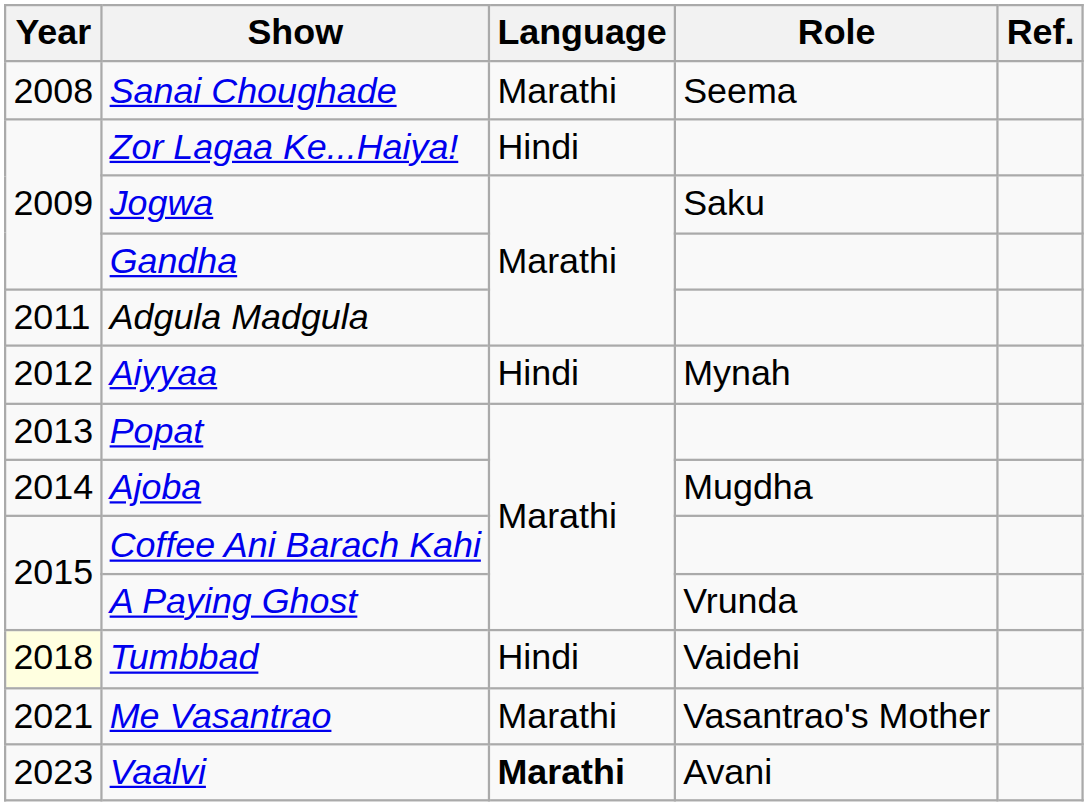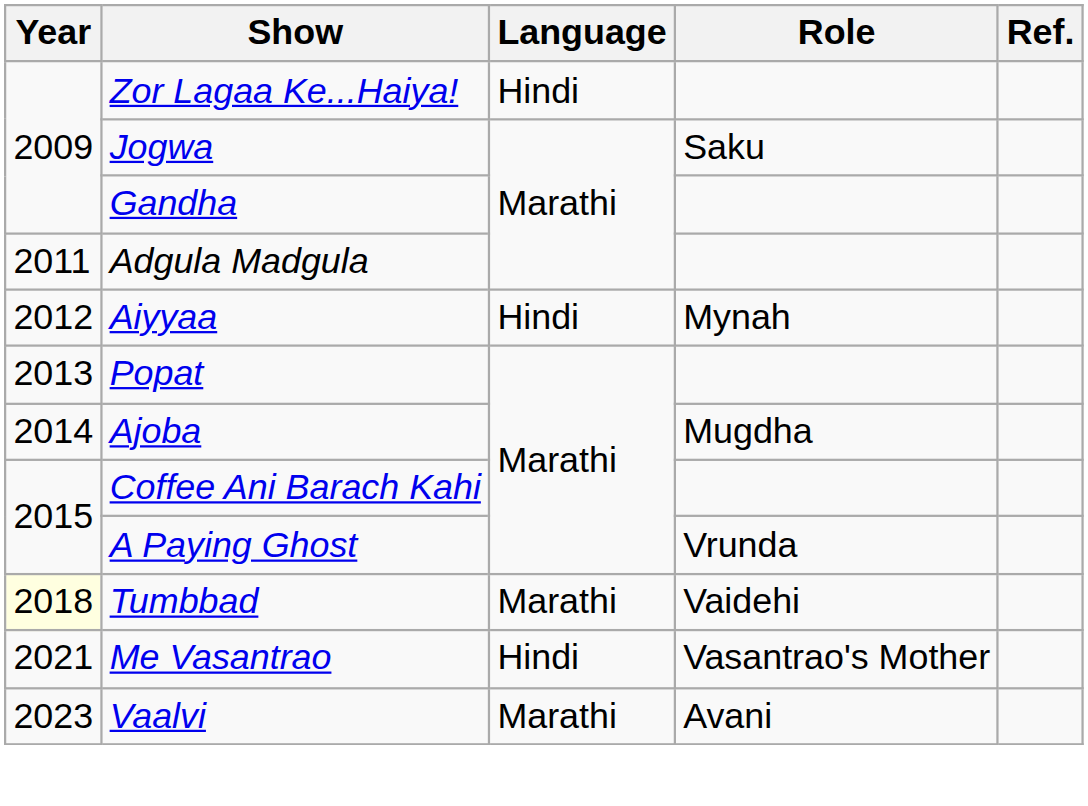- row: (253, 89)
(538, 658) Hindi -> (557, 601) Marathi
(557, 714) Marathi -> (538, 658) Hindi
(561, 771) bold -> (557, 714) normal
